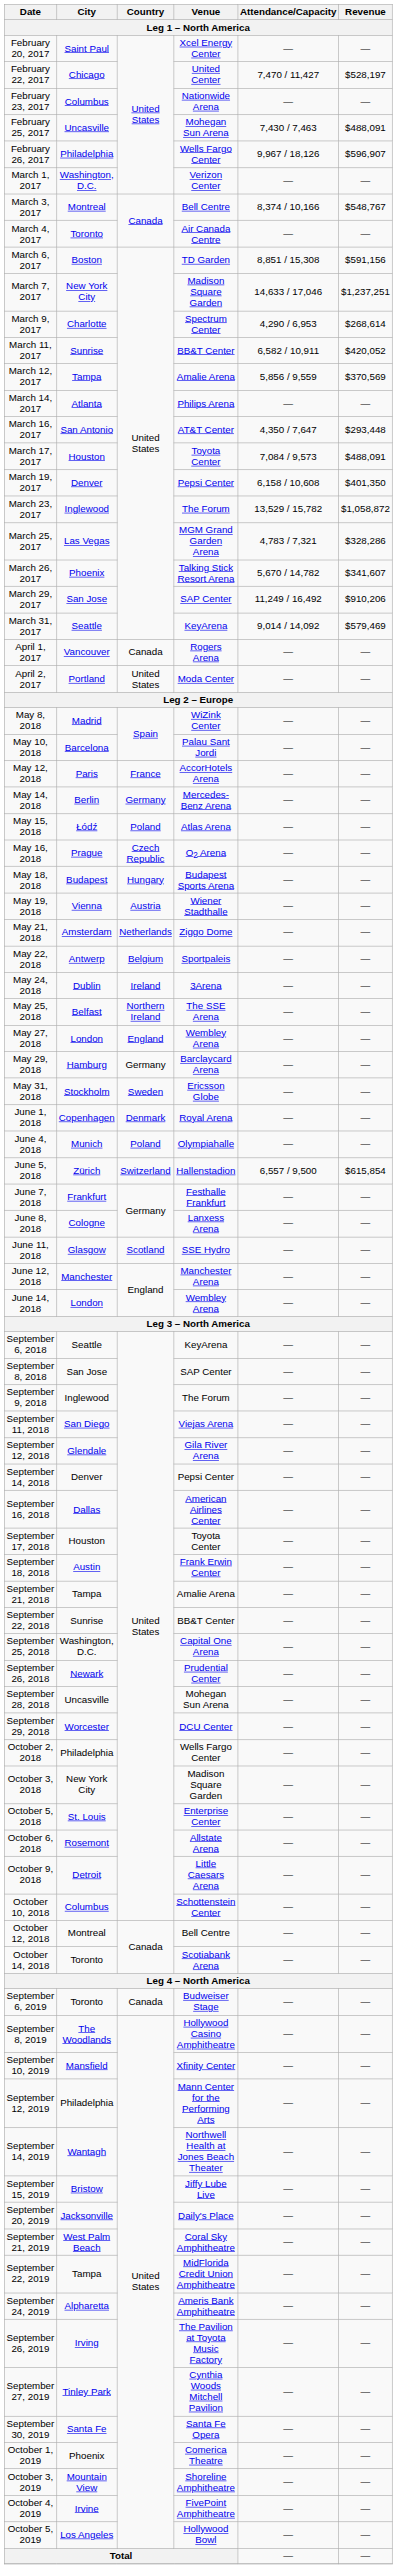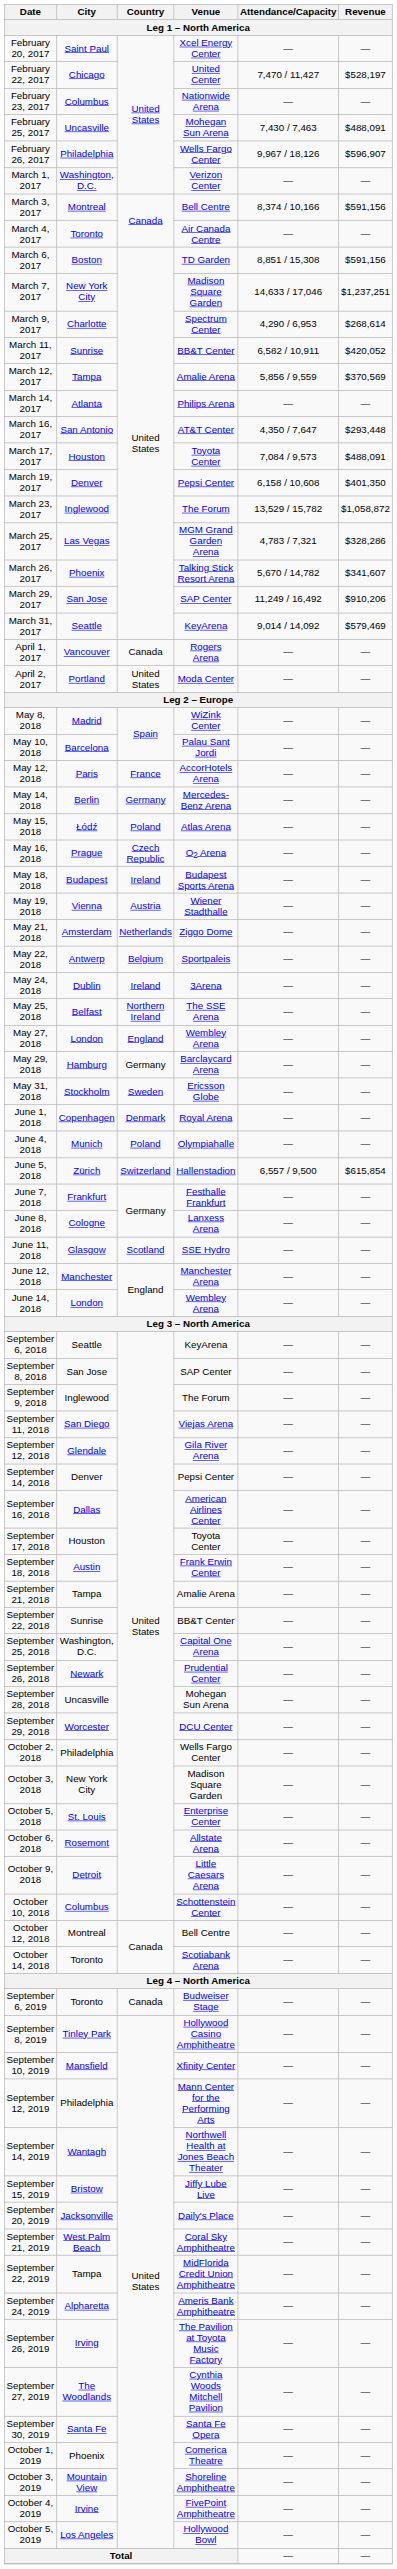(365, 207) $548,767 -> (365, 207) $591,156
(146, 879) Hungary -> (146, 879) Ireland
(87, 2034) The Woodlands -> (87, 2034) Tinley Park
(87, 2392) Tinley Park -> (87, 2392) The Woodlands
